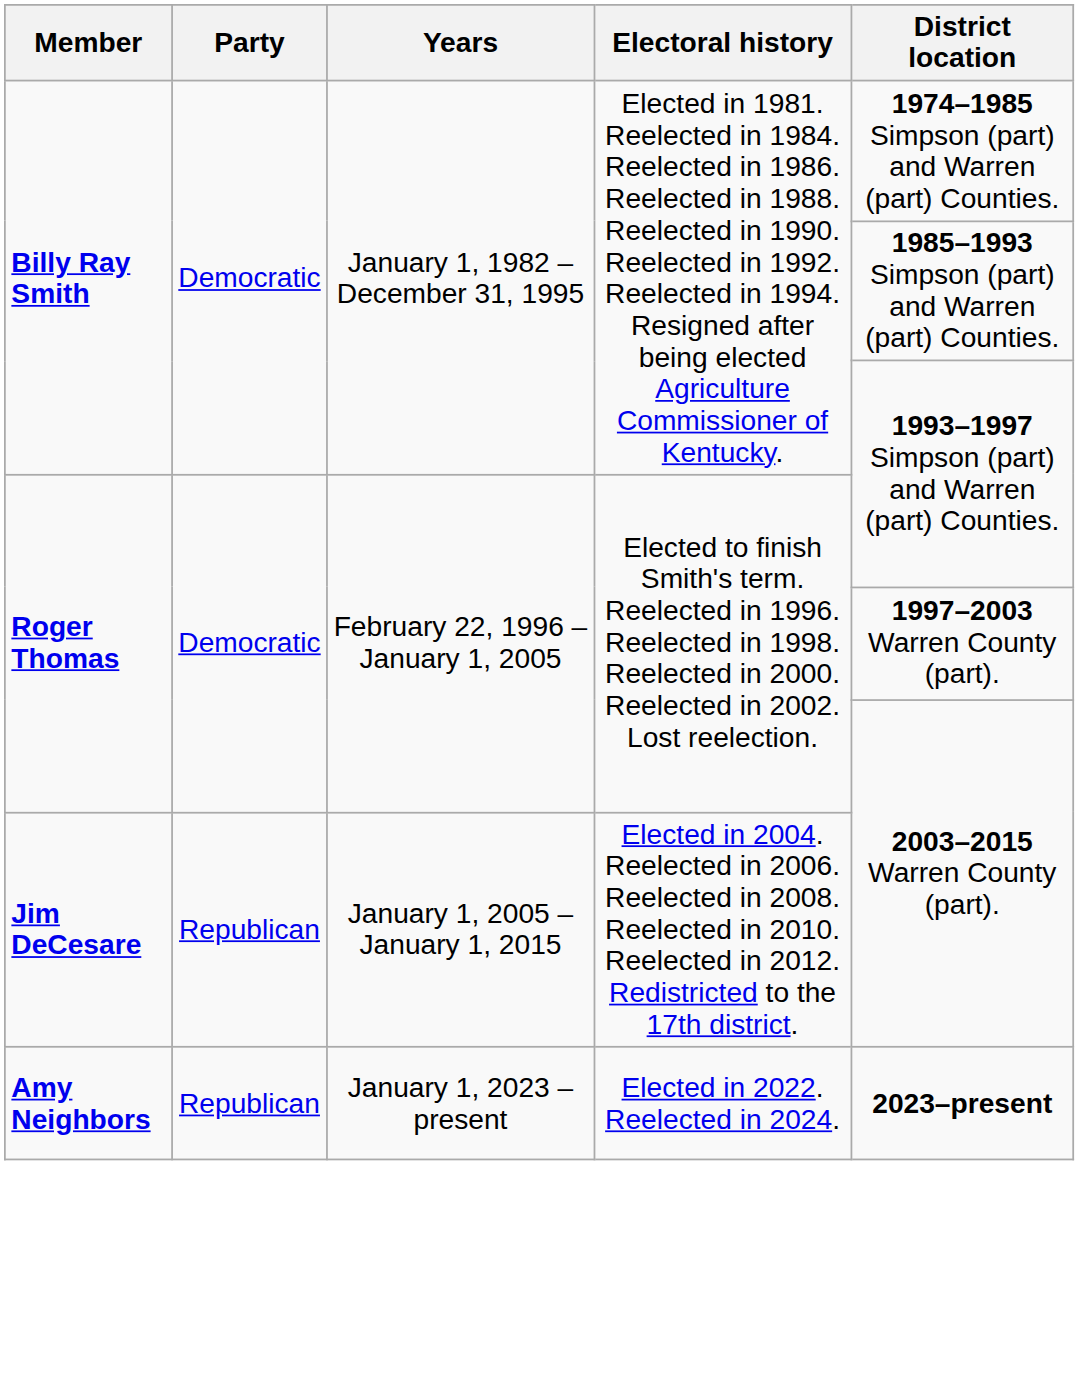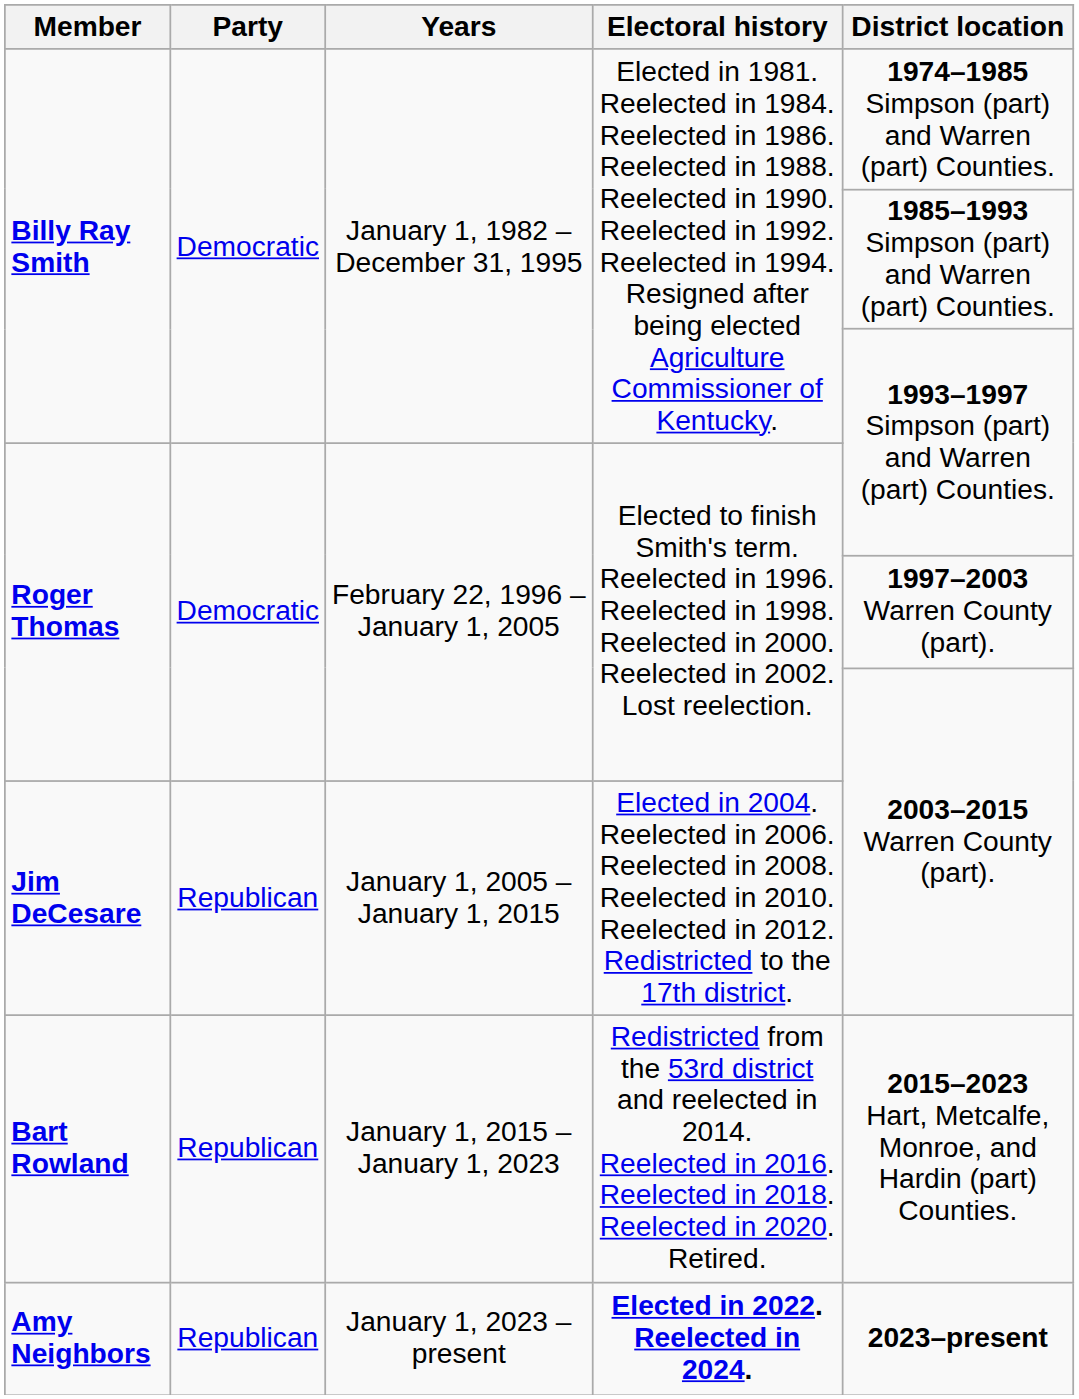+ row: (70, 1148)
(723, 1102) normal -> (717, 1337) bold
